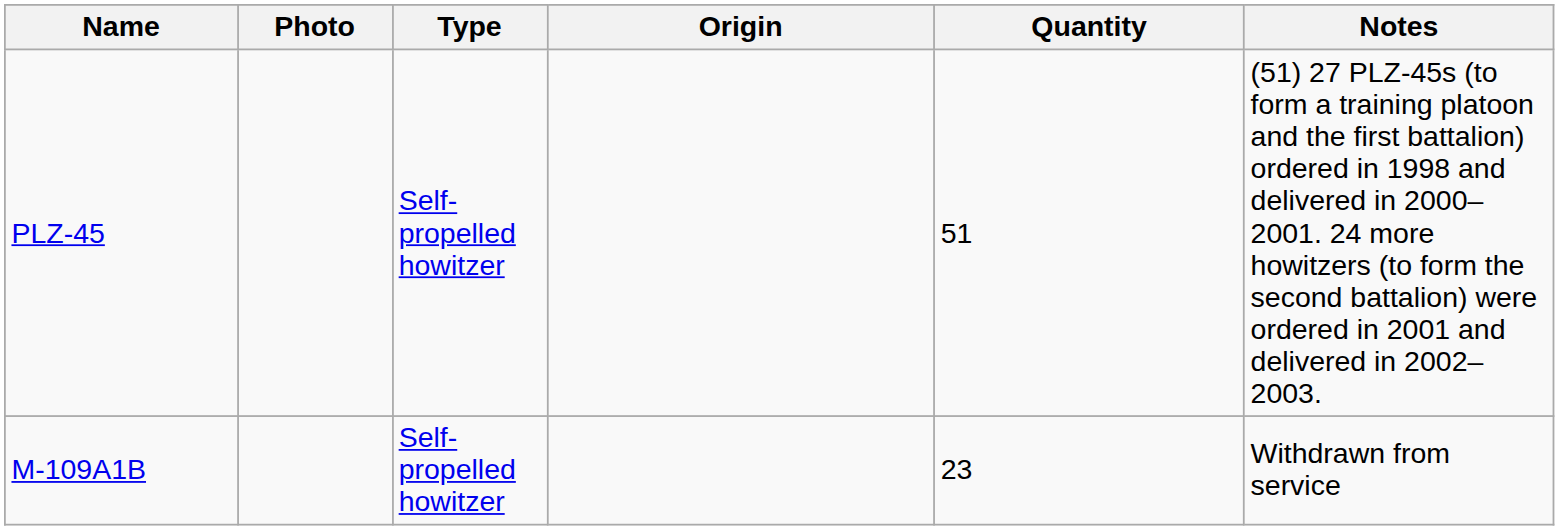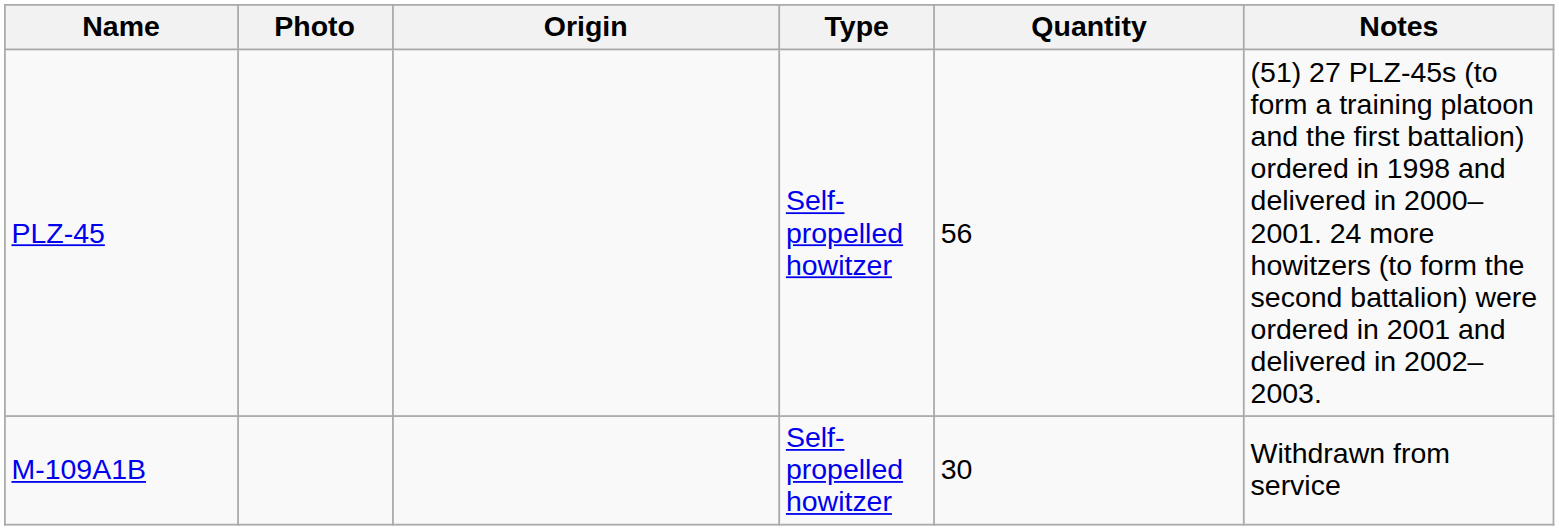columns swapped: (741, 27) <-> (470, 27)
(957, 232) 51 -> (957, 232) 56
(957, 469) 23 -> (957, 469) 30
